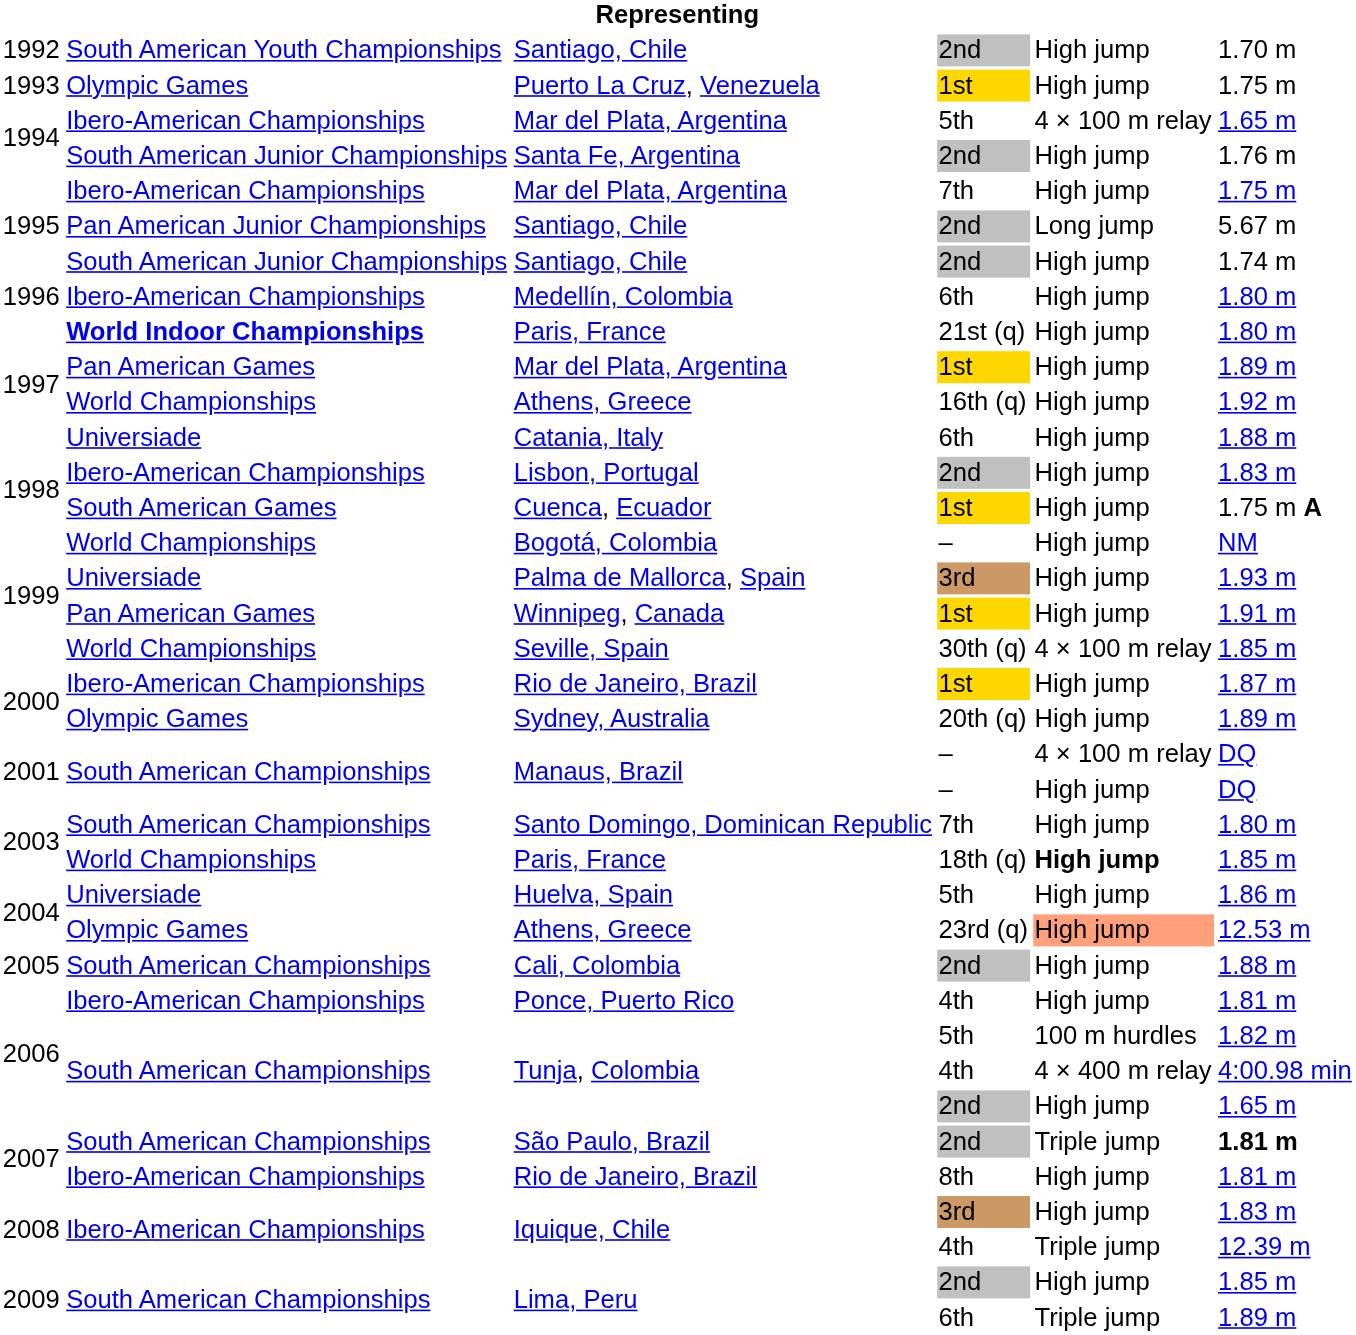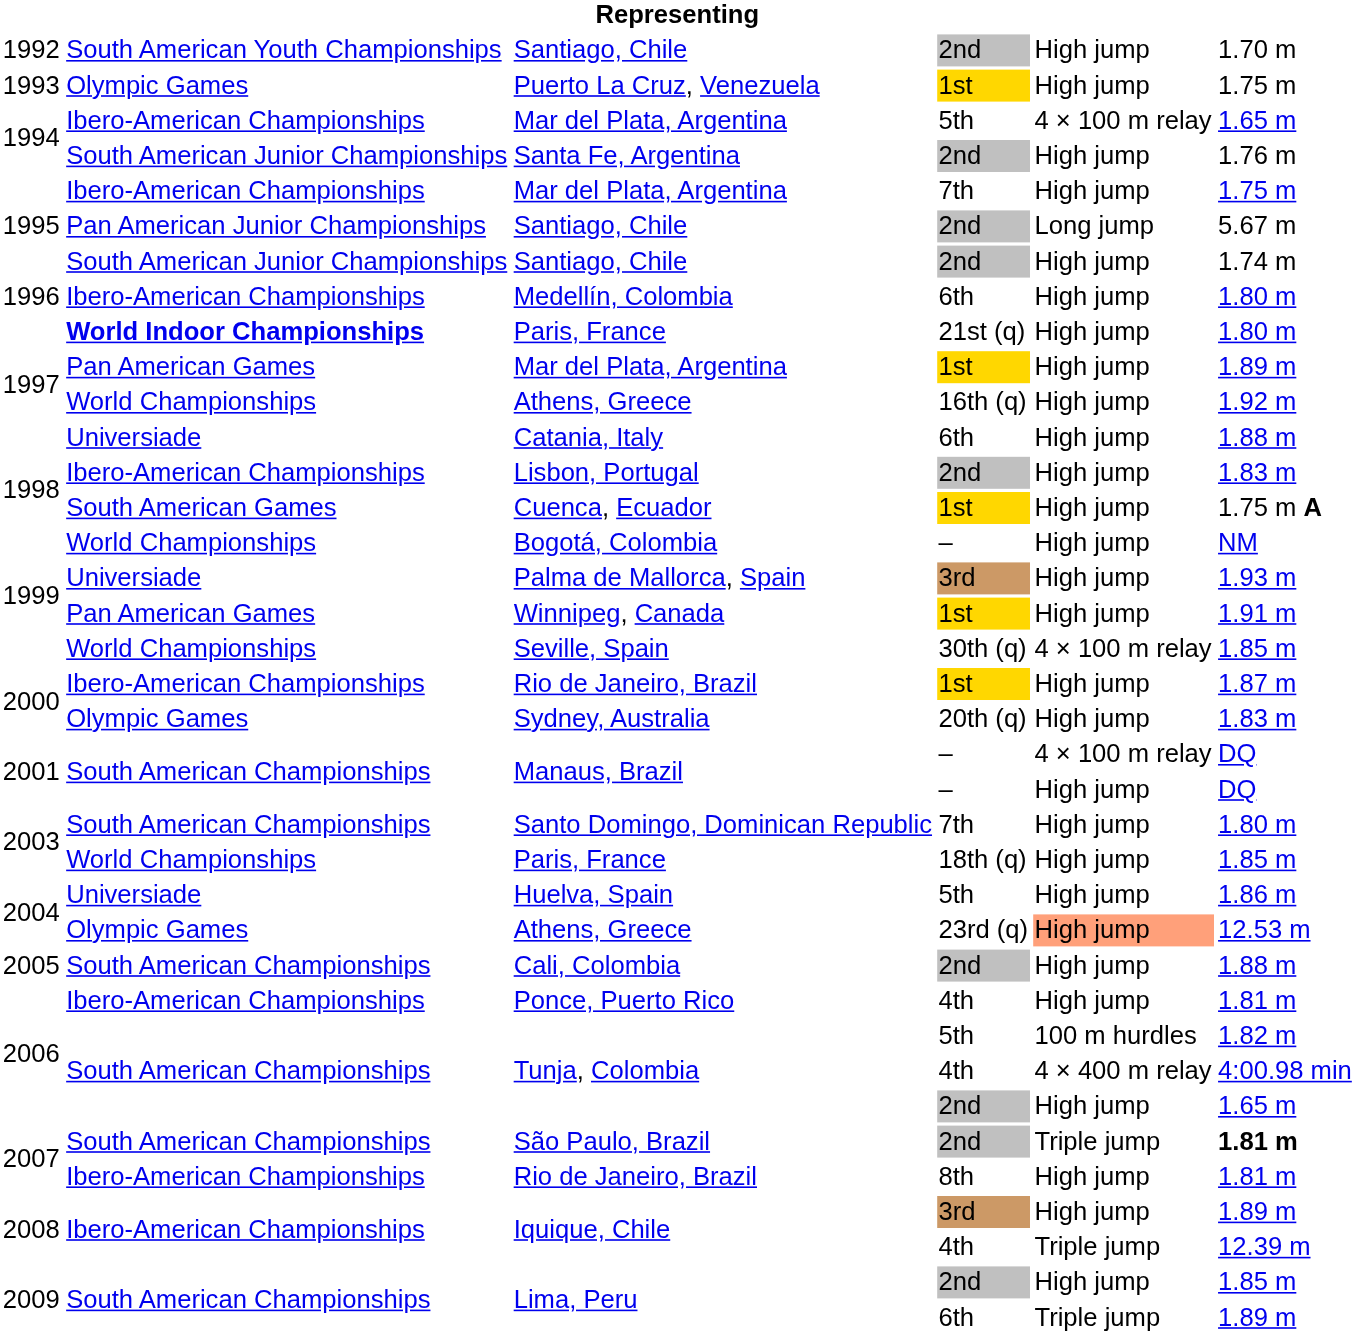(1257, 718) 1.89 m -> (1257, 718) 1.83 m
(1097, 859) bold -> (1092, 859) normal
(1257, 1211) 1.83 m -> (1257, 1211) 1.89 m
